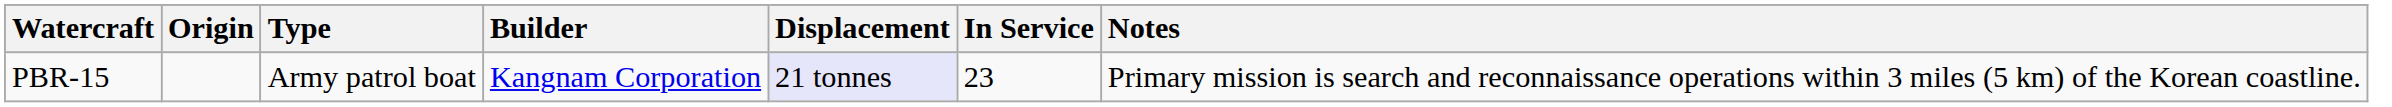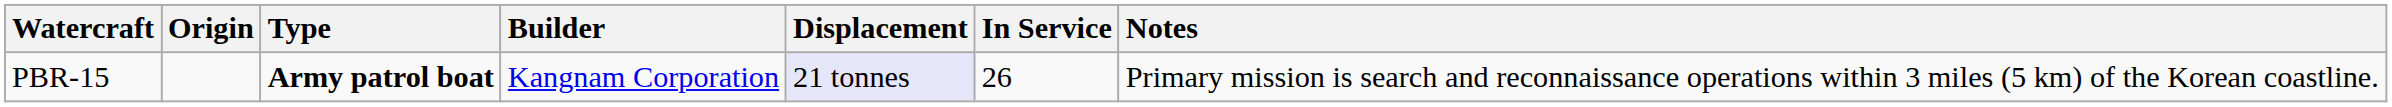(372, 76) normal -> (381, 76) bold
(979, 76) 23 -> (997, 76) 26
